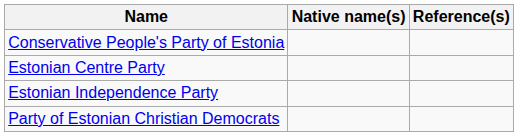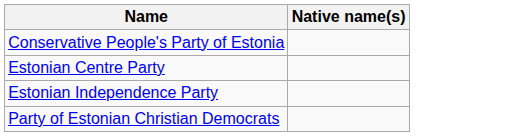- column: (461, 17)
